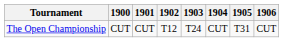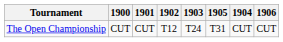columns swapped: (218, 12) <-> (242, 12)
